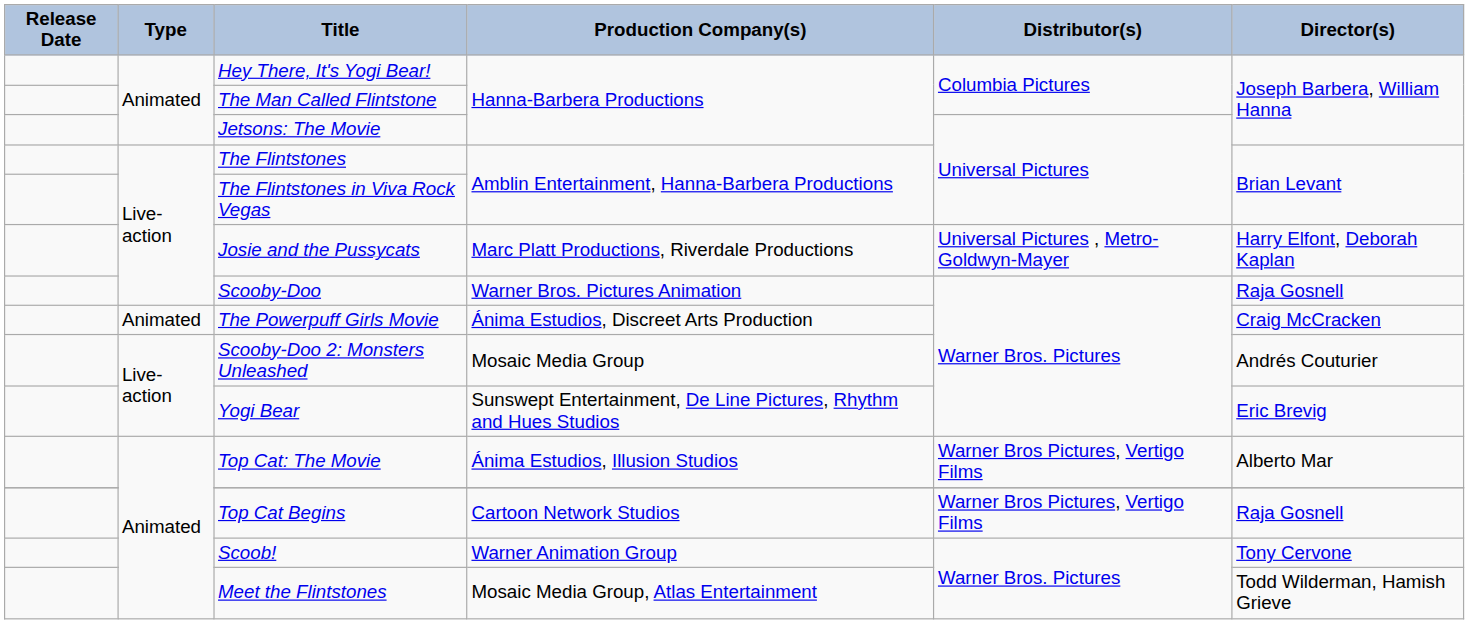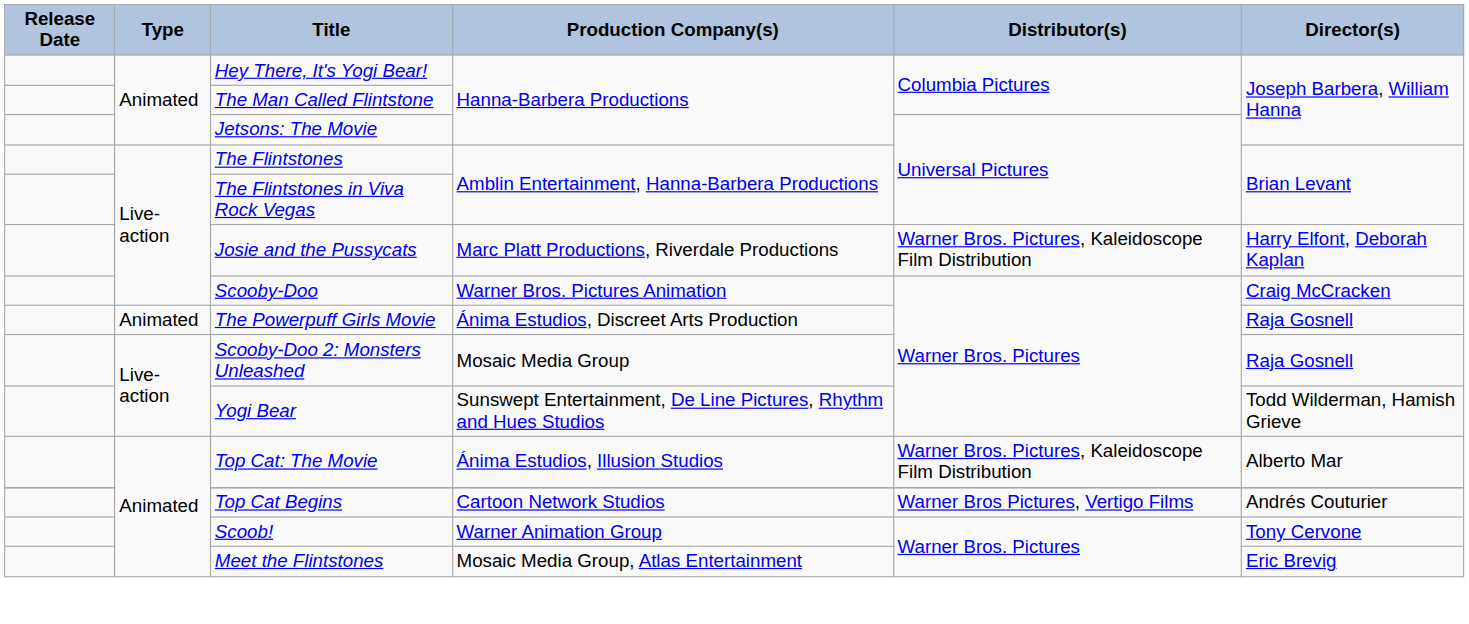(1048, 250) Universal Pictures , Metro-Goldwyn-Mayer -> (1050, 250) Warner Bros. Pictures, Kaleidoscope Film Distribution
(1290, 290) Raja Gosnell -> (1318, 290) Craig McCracken
(1309, 320) Craig McCracken -> (1300, 320) Raja Gosnell
(1307, 360) Andrés Couturier -> (1300, 360) Raja Gosnell
(1282, 411) Eric Brevig -> (1351, 411) Todd Wilderman, Hamish Grieve
(1061, 461) Warner Bros Pictures, Vertigo Films -> (1050, 461) Warner Bros. Pictures, Kaleidoscope Film Distribution
(1290, 512) Raja Gosnell -> (1317, 501) Andrés Couturier
(1341, 592) Todd Wilderman, Hamish Grieve -> (1291, 561) Eric Brevig
